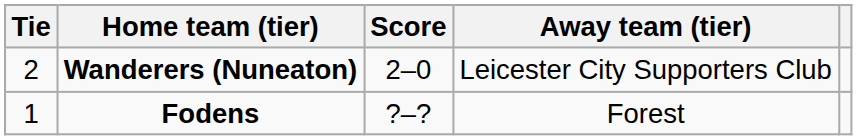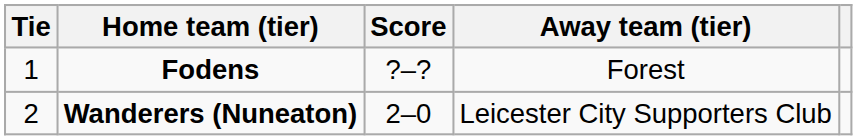rows swapped: (210, 113) <-> (210, 70)
